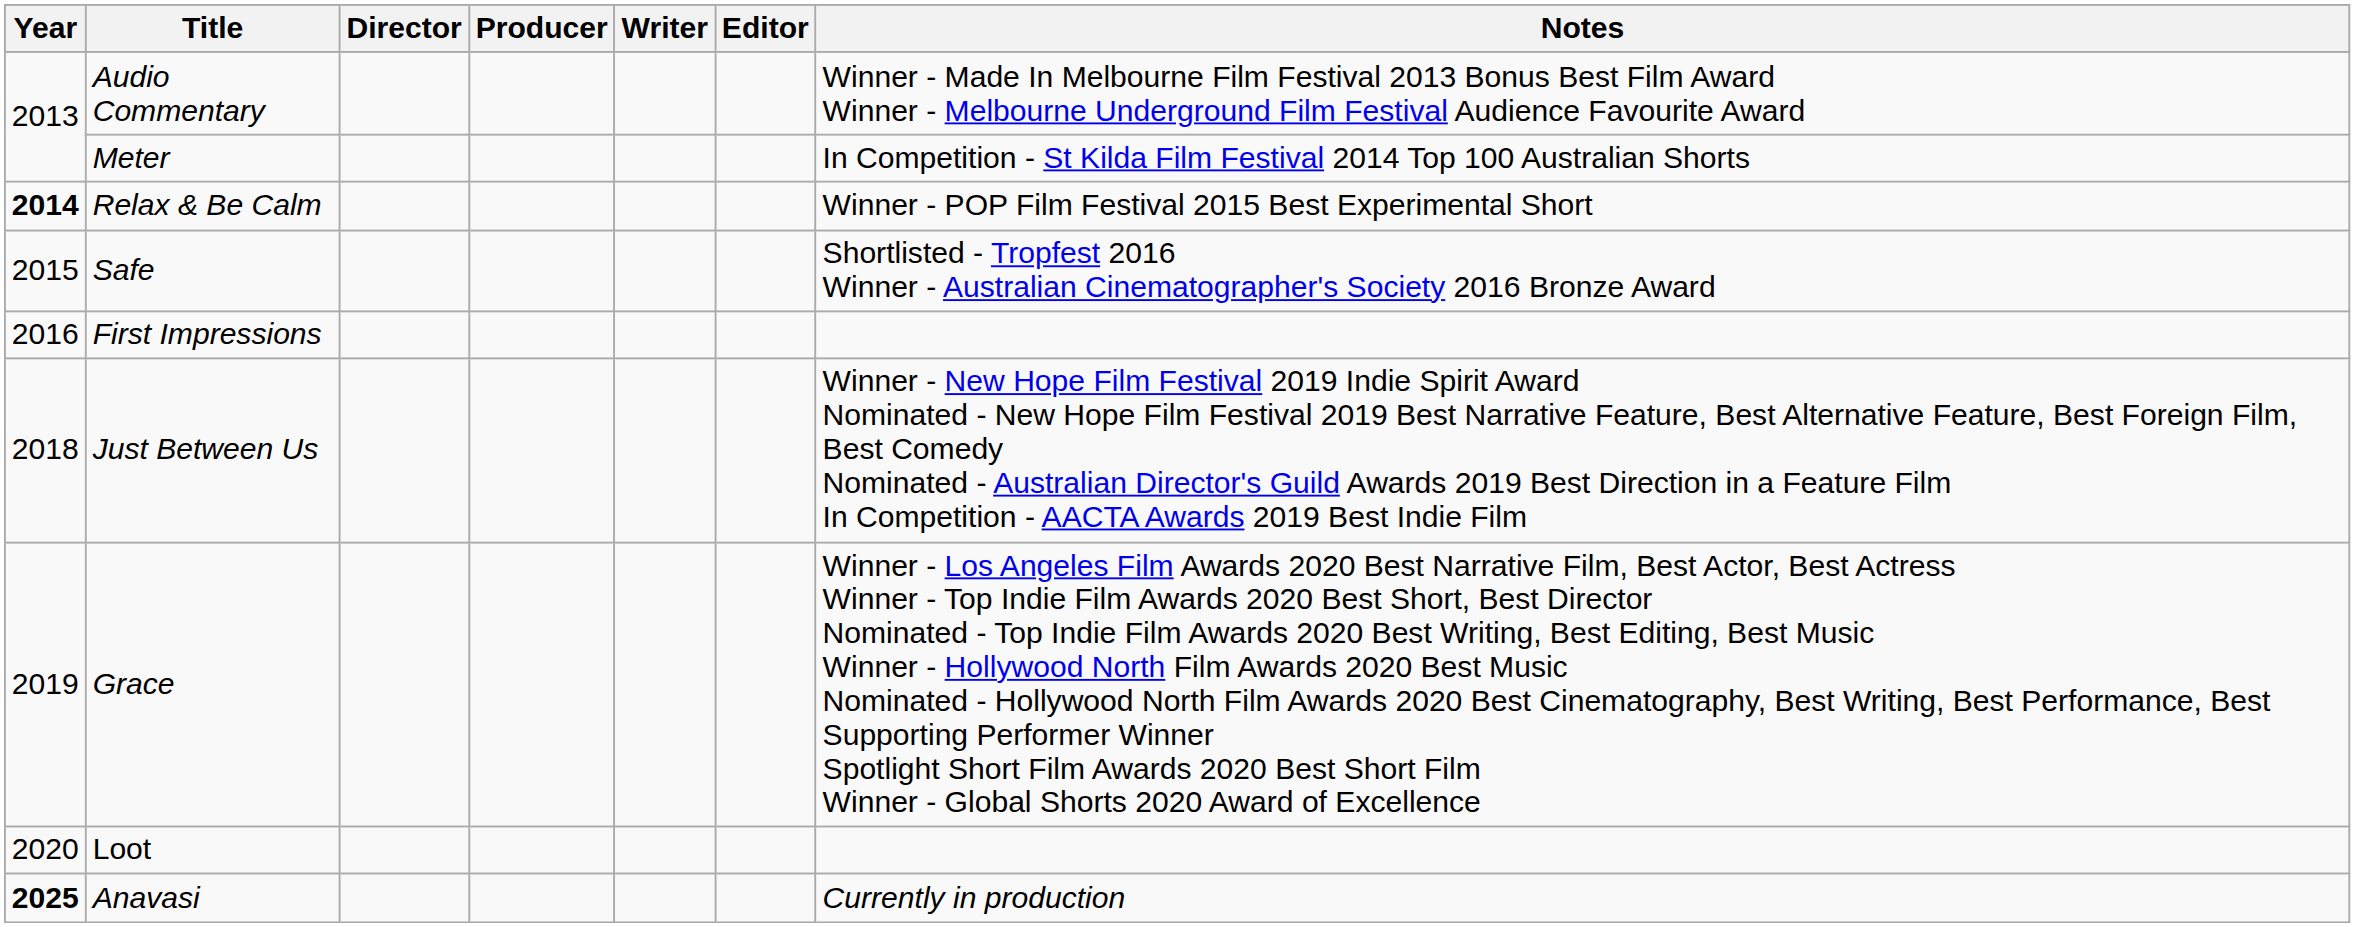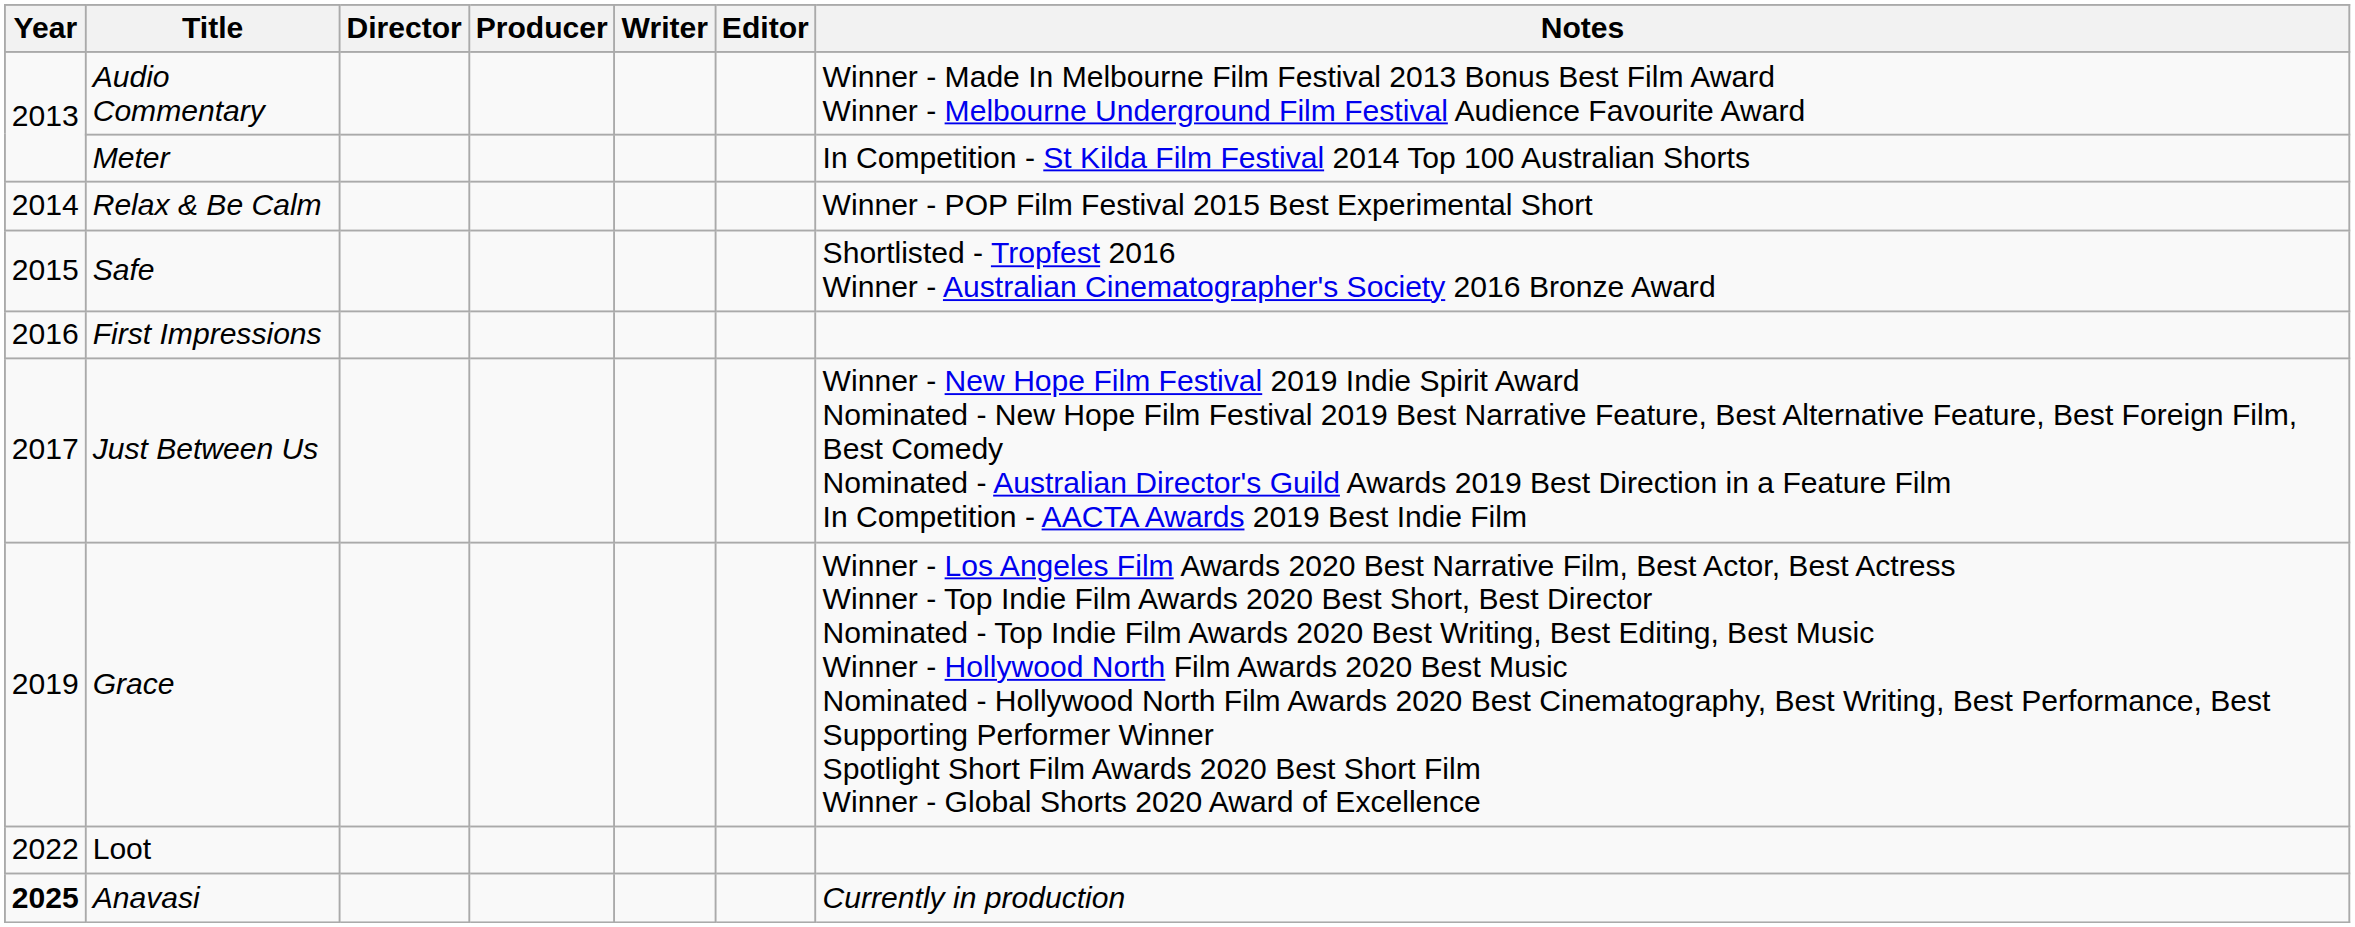(45, 205) bold -> (45, 205) normal
(45, 449) 2018 -> (45, 449) 2017
(45, 849) 2020 -> (45, 849) 2022
